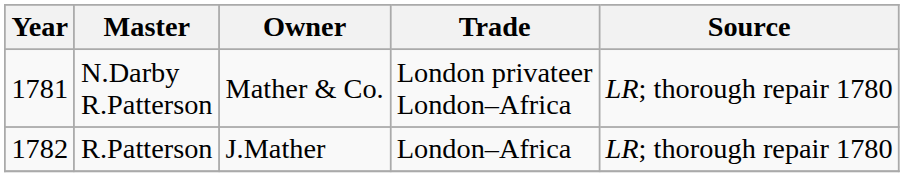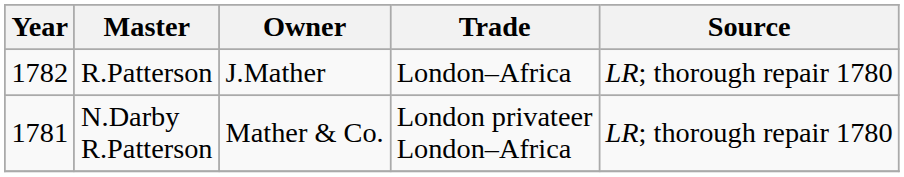rows swapped: (147, 87) <-> (147, 148)
